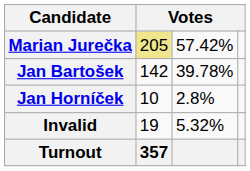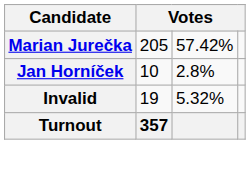(154, 44) khaki background -> (154, 44) no background
- row: (70, 71)
